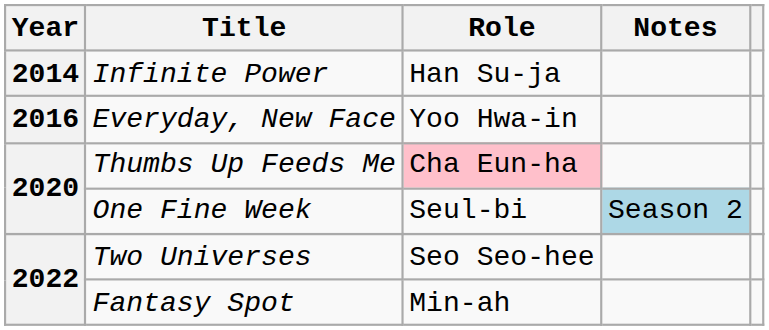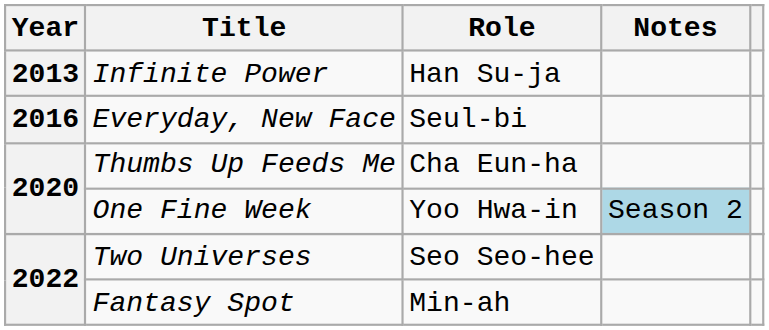(45, 74) 2014 -> (45, 74) 2013
(494, 119) Yoo Hwa-in -> (468, 119) Seul-bi
(494, 165) pink background -> (494, 165) no background
(468, 211) Seul-bi -> (494, 211) Yoo Hwa-in
